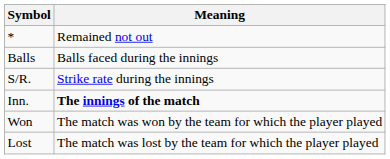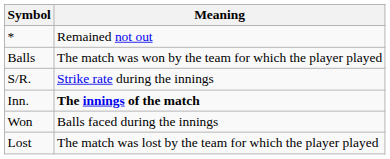(138, 57) Balls faced during the innings -> (220, 57) The match was won by the team for which the player played
(220, 121) The match was won by the team for which the player played -> (138, 121) Balls faced during the innings
